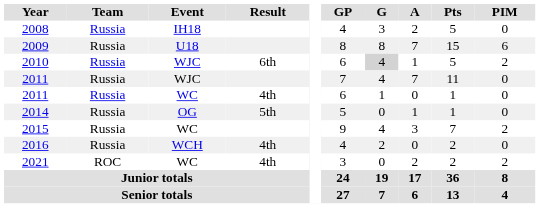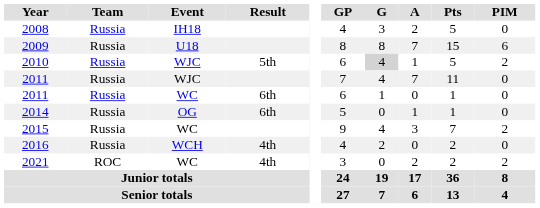(268, 62) 6th -> (268, 62) 5th
(268, 95) 4th -> (268, 95) 6th
(268, 111) 5th -> (268, 111) 6th
